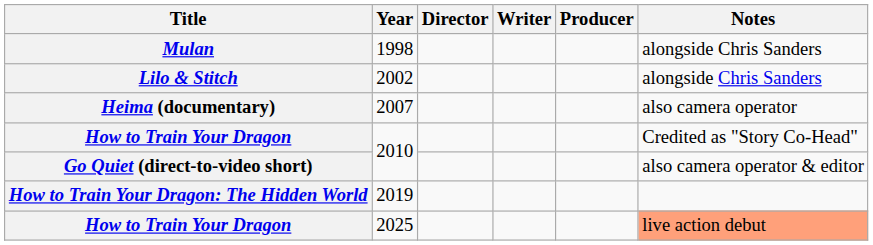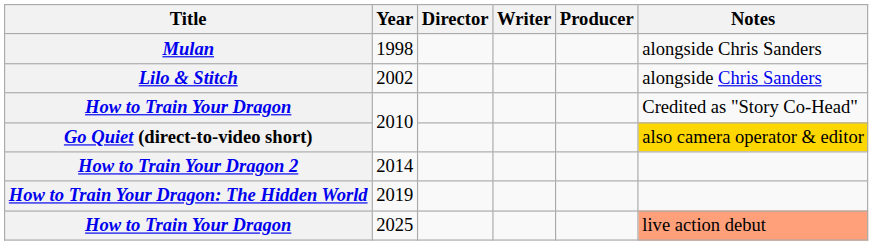- row: (188, 107)
(753, 166) no background -> (753, 136) gold background
+ row: (188, 166)
